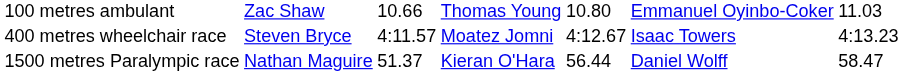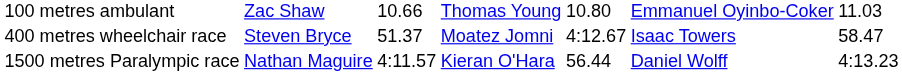(407, 36) 4:11.57 -> (400, 36) 51.37
(868, 36) 4:13.23 -> (861, 36) 58.47
(400, 61) 51.37 -> (407, 61) 4:11.57
(861, 61) 58.47 -> (868, 61) 4:13.23
